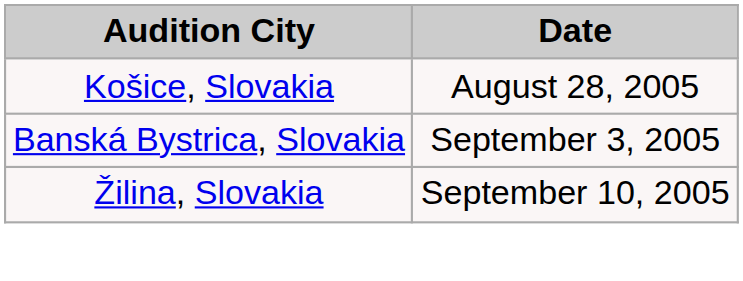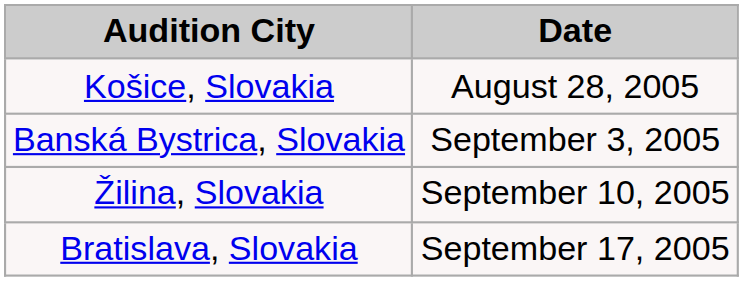+ row: (209, 247)
